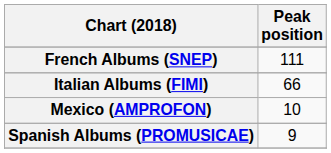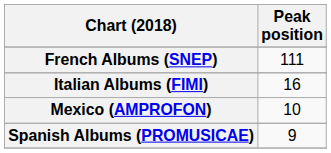(292, 85) 66 -> (292, 85) 16
